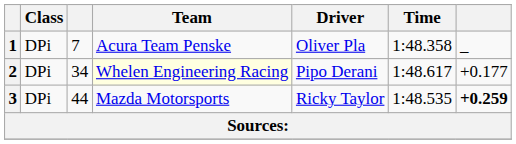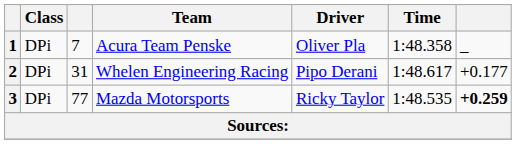(80, 71) 34 -> (80, 71) 31
(192, 71) lightyellow background -> (192, 71) no background
(80, 98) 44 -> (80, 98) 77
